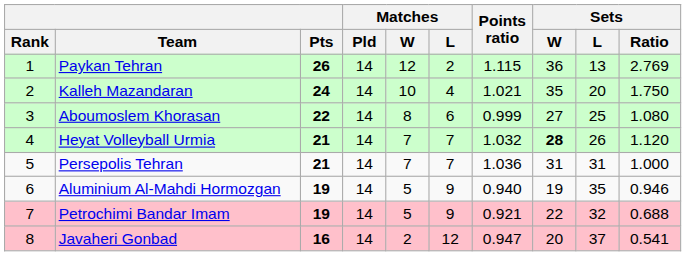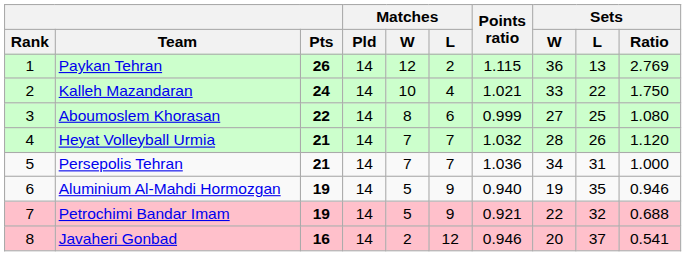(554, 91) 35 -> (554, 91) 33
(597, 91) 20 -> (597, 91) 22
(554, 140) bold -> (554, 140) normal
(554, 165) 31 -> (554, 165) 34
(502, 238) 0.947 -> (502, 238) 0.946
